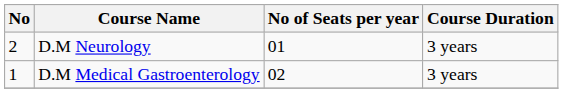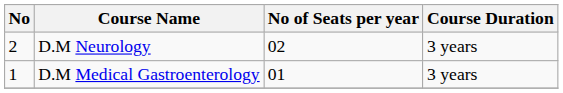(277, 46) 01 -> (277, 46) 02
(277, 74) 02 -> (277, 74) 01
